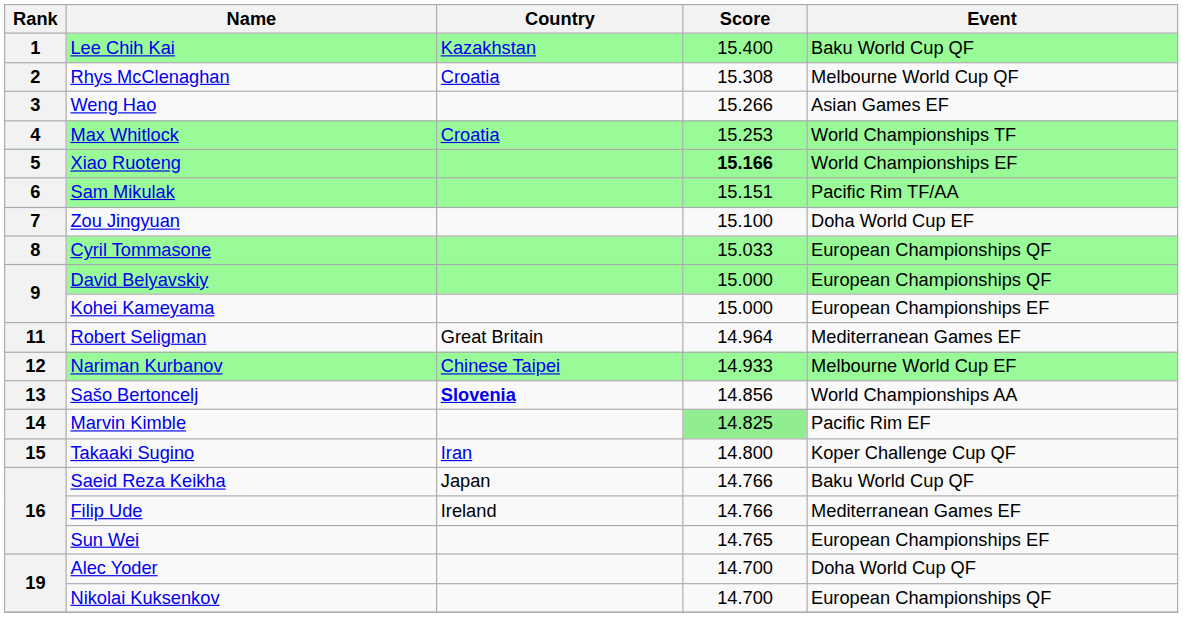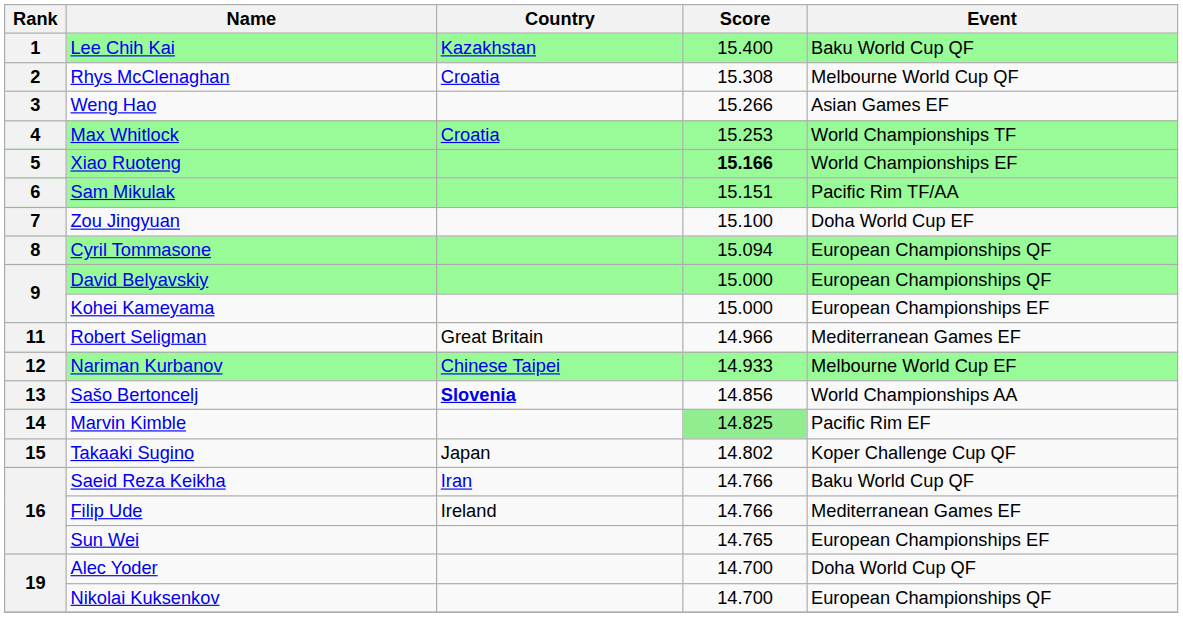(745, 250) 15.033 -> (745, 250) 15.094
(745, 337) 14.964 -> (745, 337) 14.966
(456, 452) Iran -> (466, 452) Japan
(745, 452) 14.800 -> (745, 452) 14.802
(466, 481) Japan -> (456, 481) Iran
